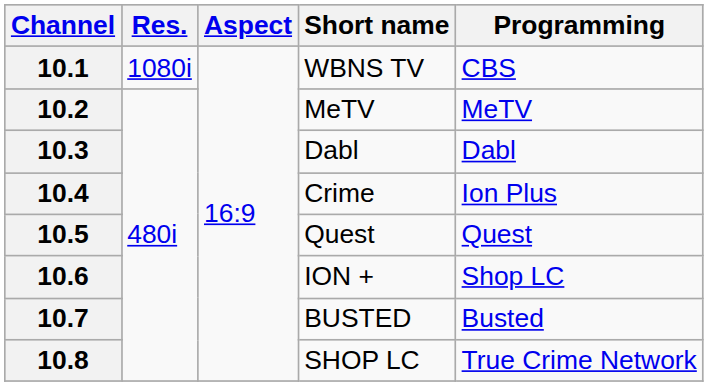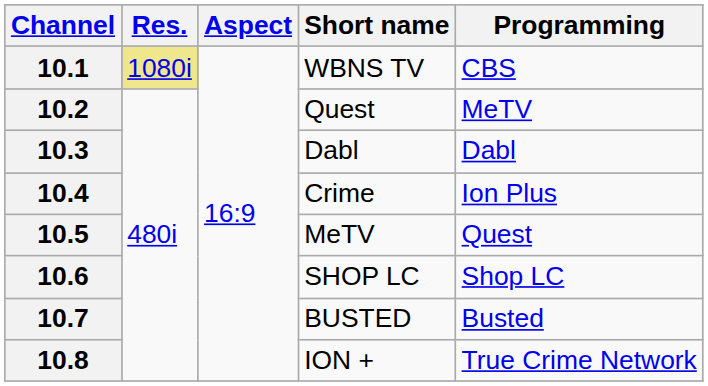(160, 67) no background -> (160, 67) khaki background
(339, 109) MeTV -> (339, 109) Quest
(339, 234) Quest -> (339, 234) MeTV
(339, 276) ION + -> (362, 276) SHOP LC
(362, 360) SHOP LC -> (339, 360) ION +
